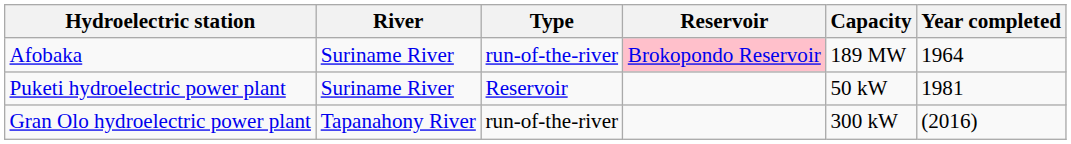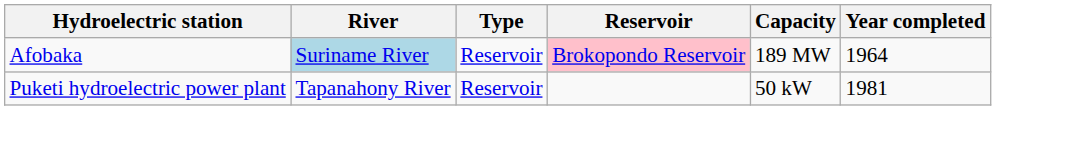(387, 54) no background -> (362, 54) lightblue background
(552, 54) run-of-the-river -> (501, 54) Reservoir
(387, 88) Suriname River -> (373, 88) Tapanahony River
- row: (160, 121)
